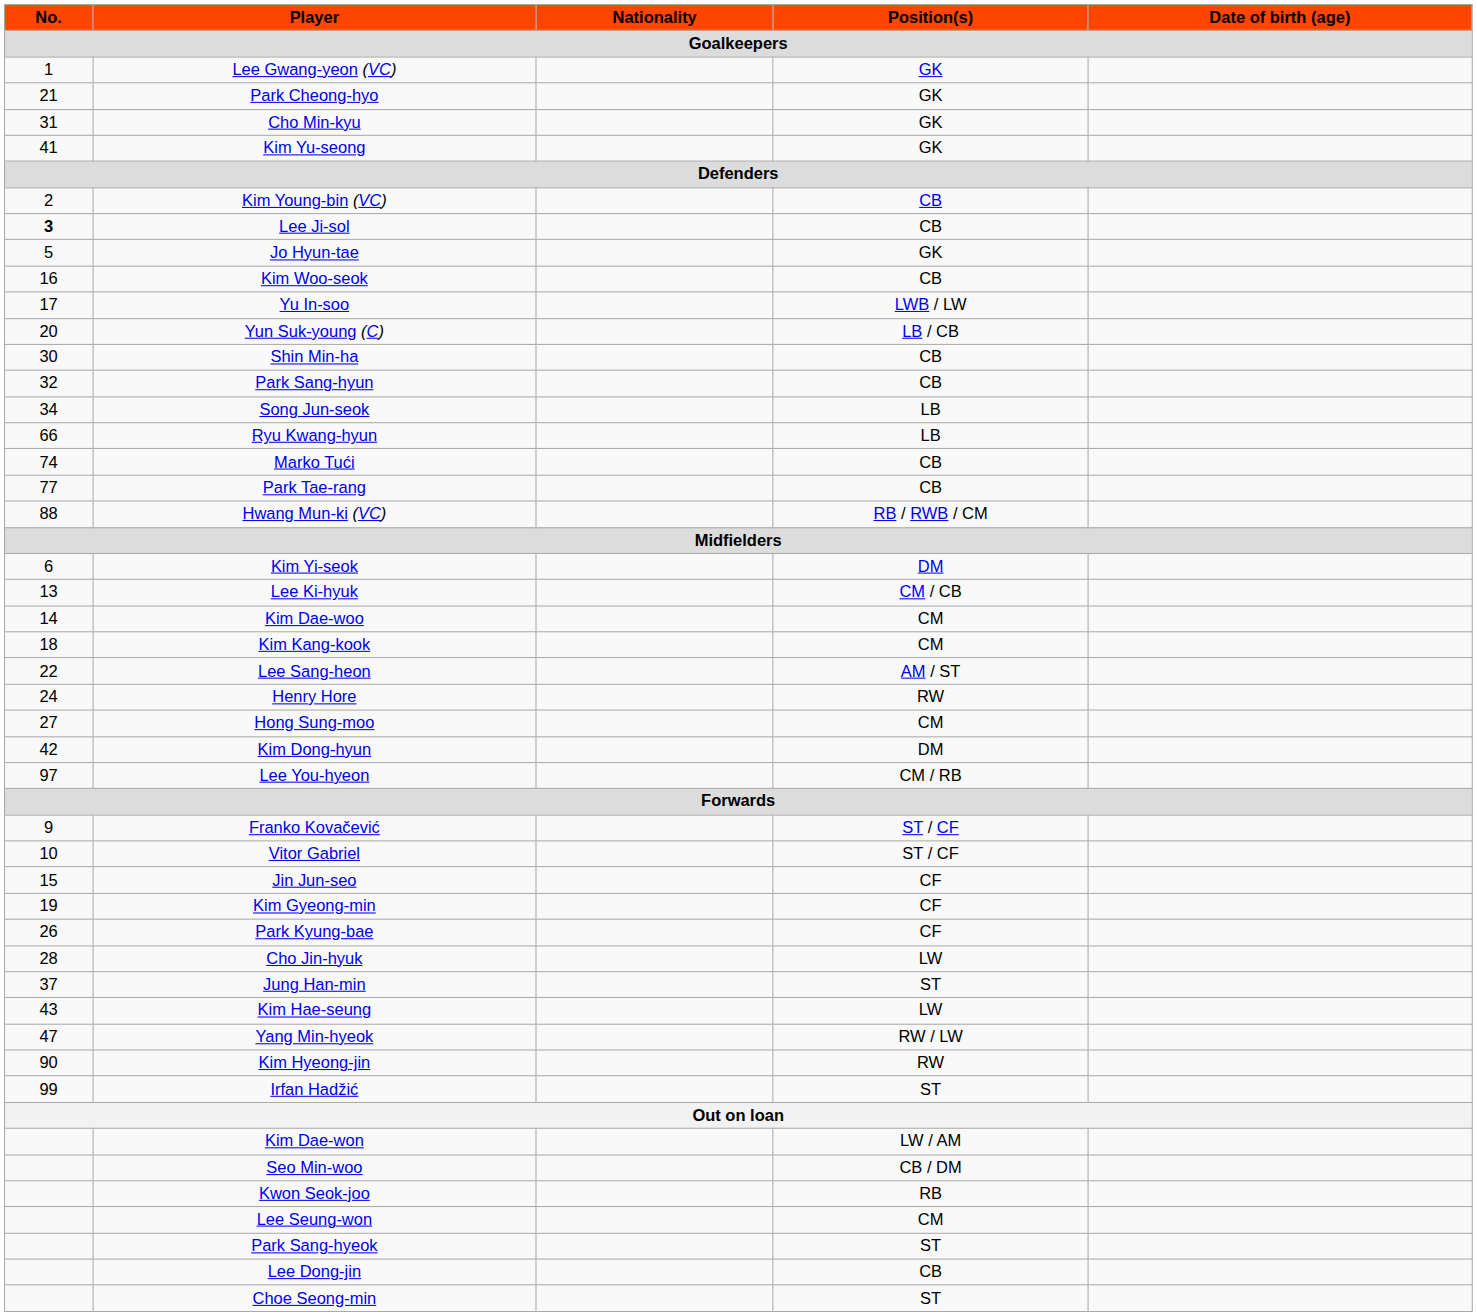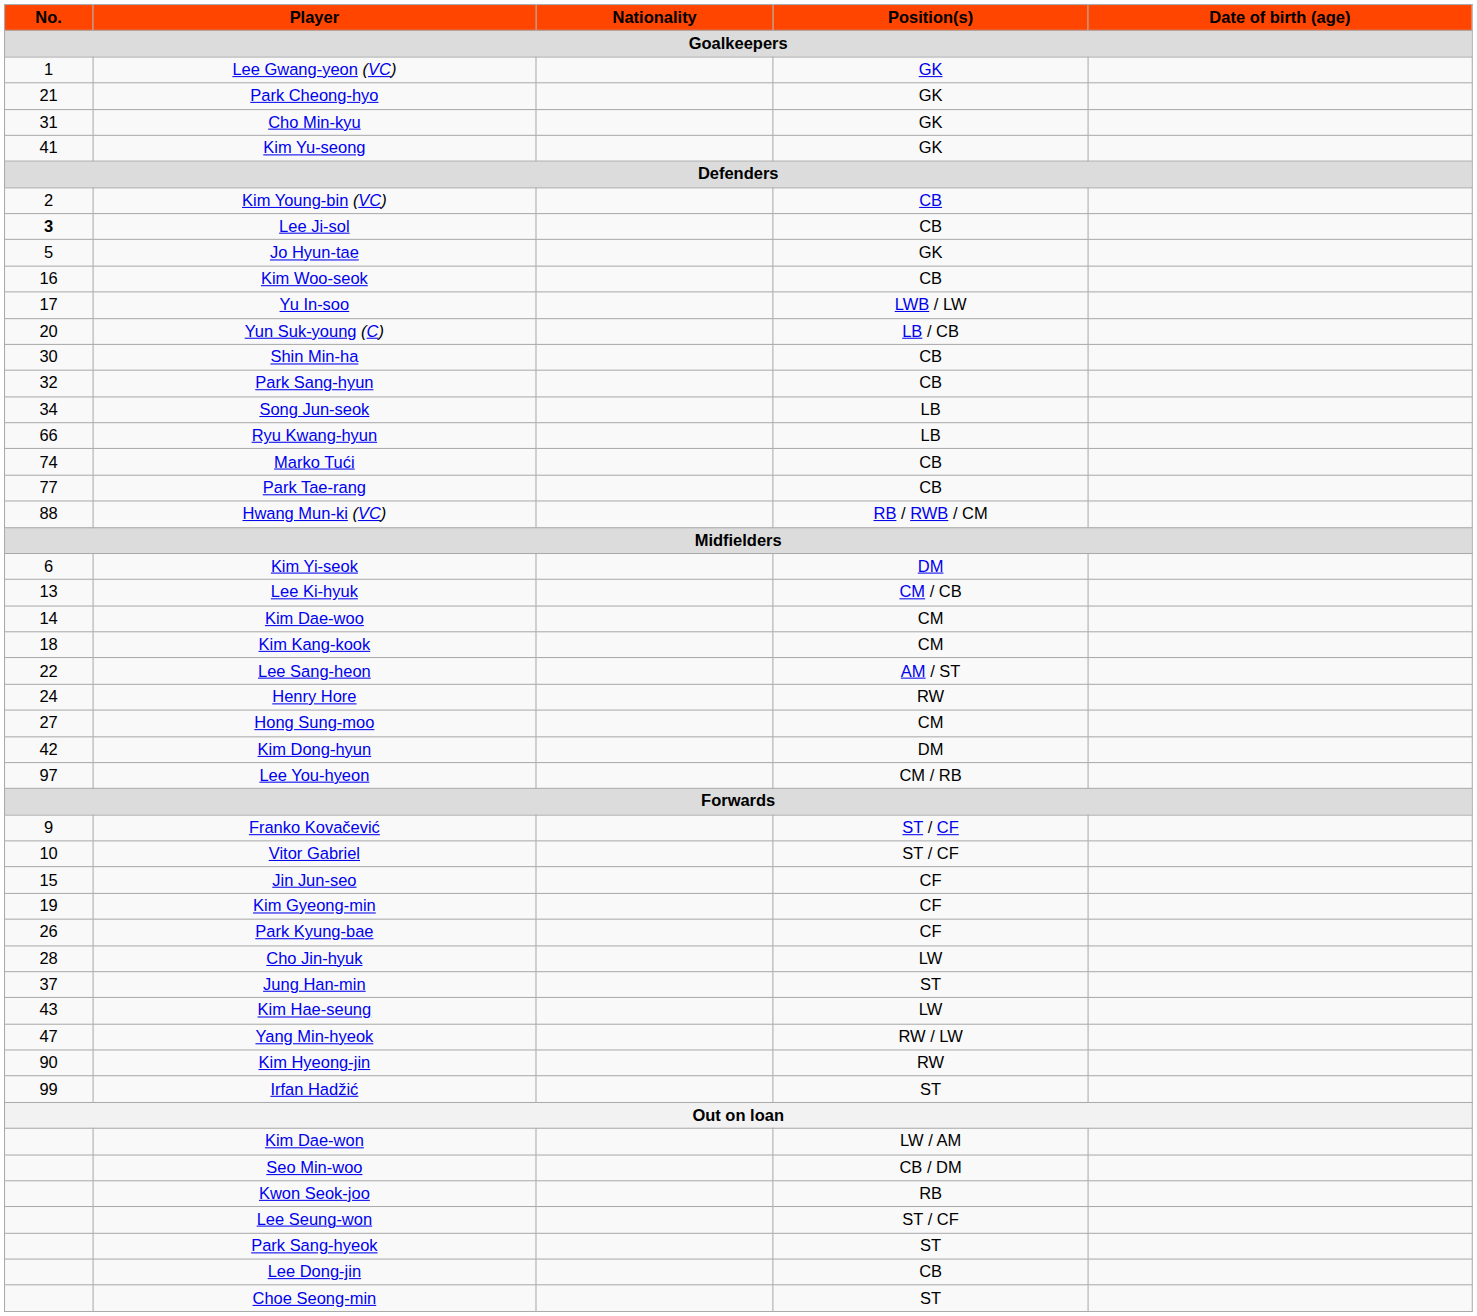(931, 1219) CM -> (931, 1219) ST / CF
